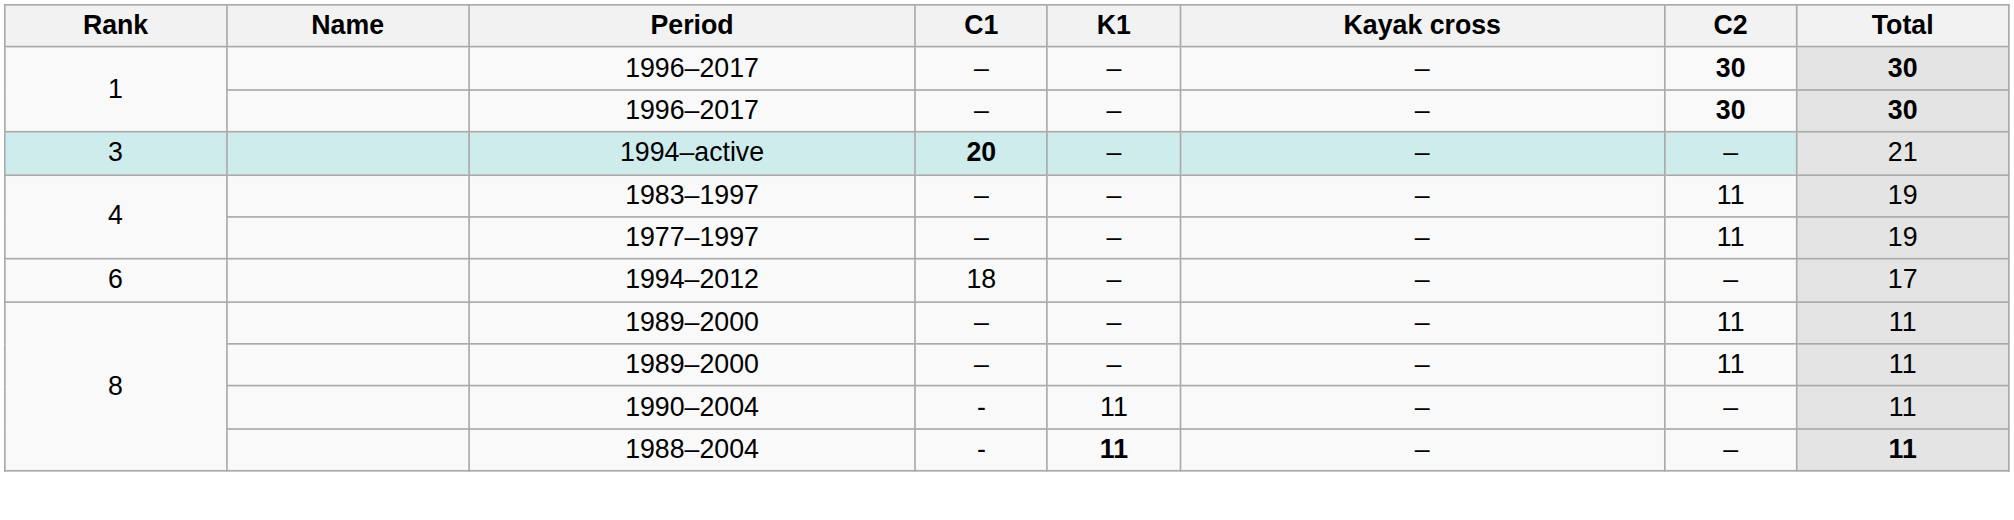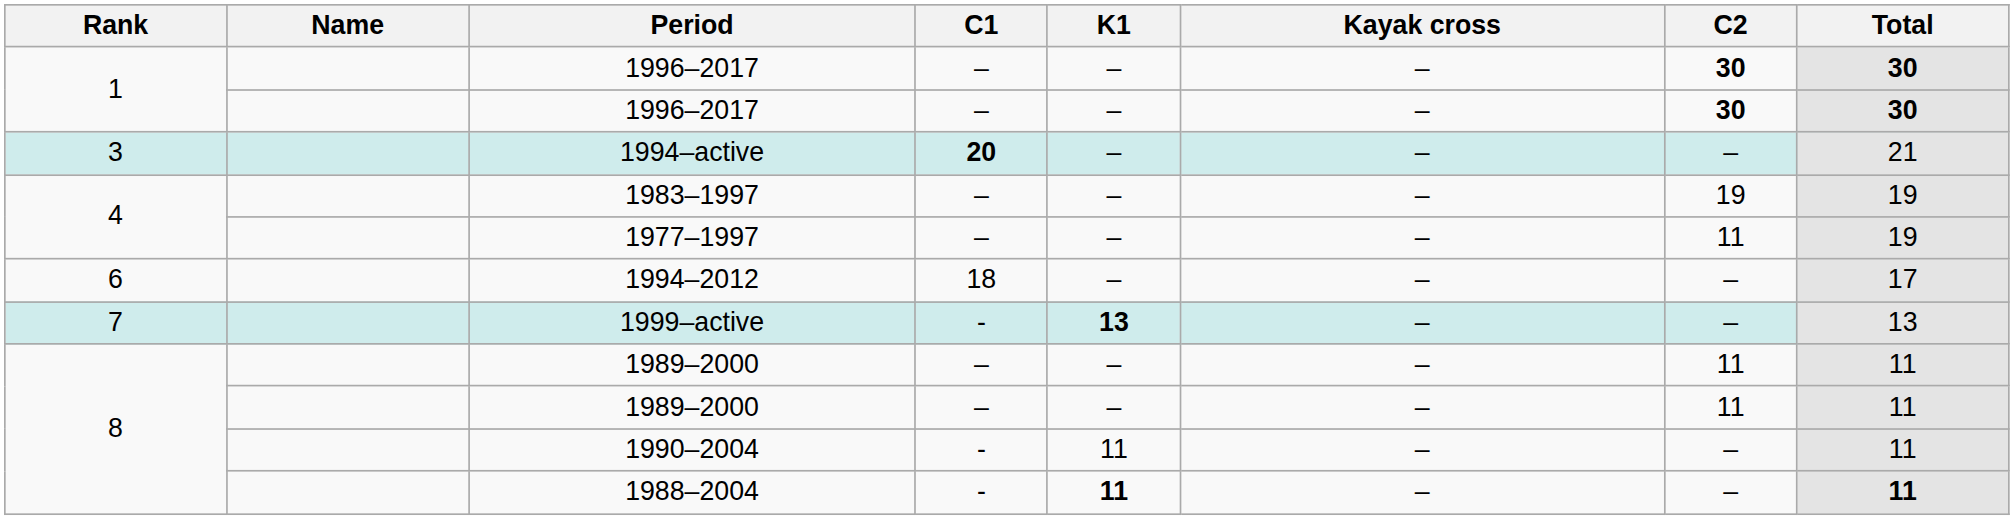(1731, 195) 11 -> (1731, 195) 19
+ row: (116, 322)
